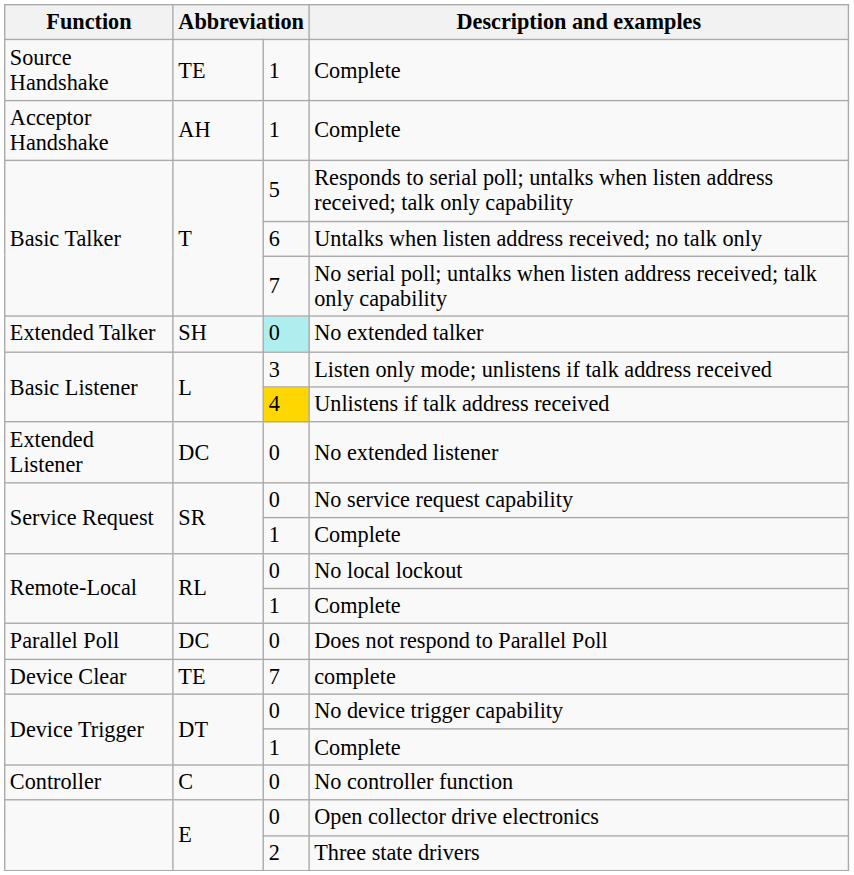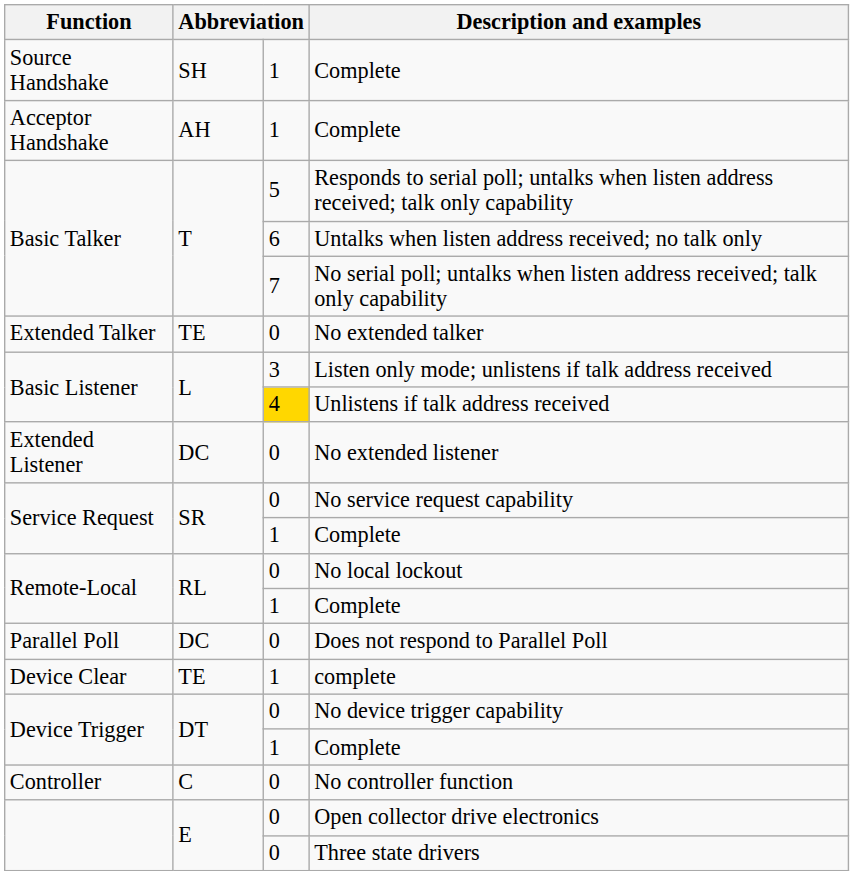(192, 69) TE -> (193, 69) SH
(193, 333) SH -> (192, 333) TE
(274, 333) paleturquoise background -> (274, 333) no background
(274, 676) 7 -> (274, 676) 1
(274, 852) 2 -> (274, 852) 0
